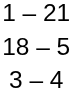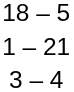rows swapped: (36, 46) <-> (36, 13)
